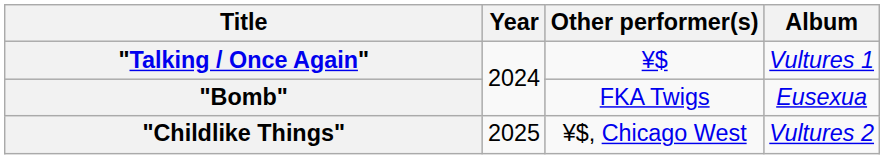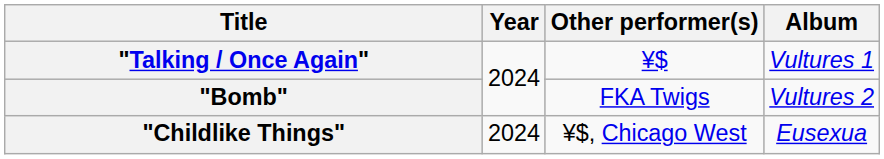(822, 97) Eusexua -> (822, 97) Vultures 2
(514, 134) 2025 -> (514, 134) 2024
(822, 134) Vultures 2 -> (822, 134) Eusexua
